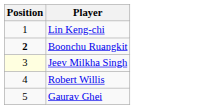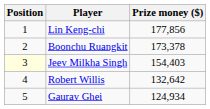+ column: (168, 12)
(25, 46) bold -> (25, 46) normal
